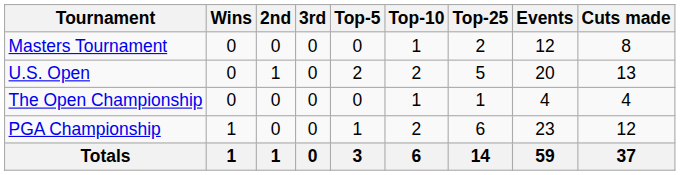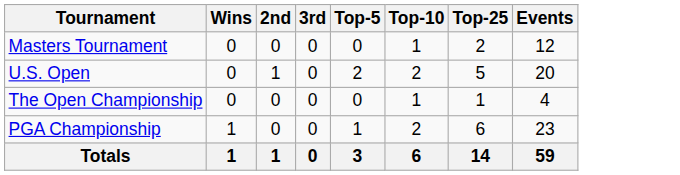- column: (626, 18)
